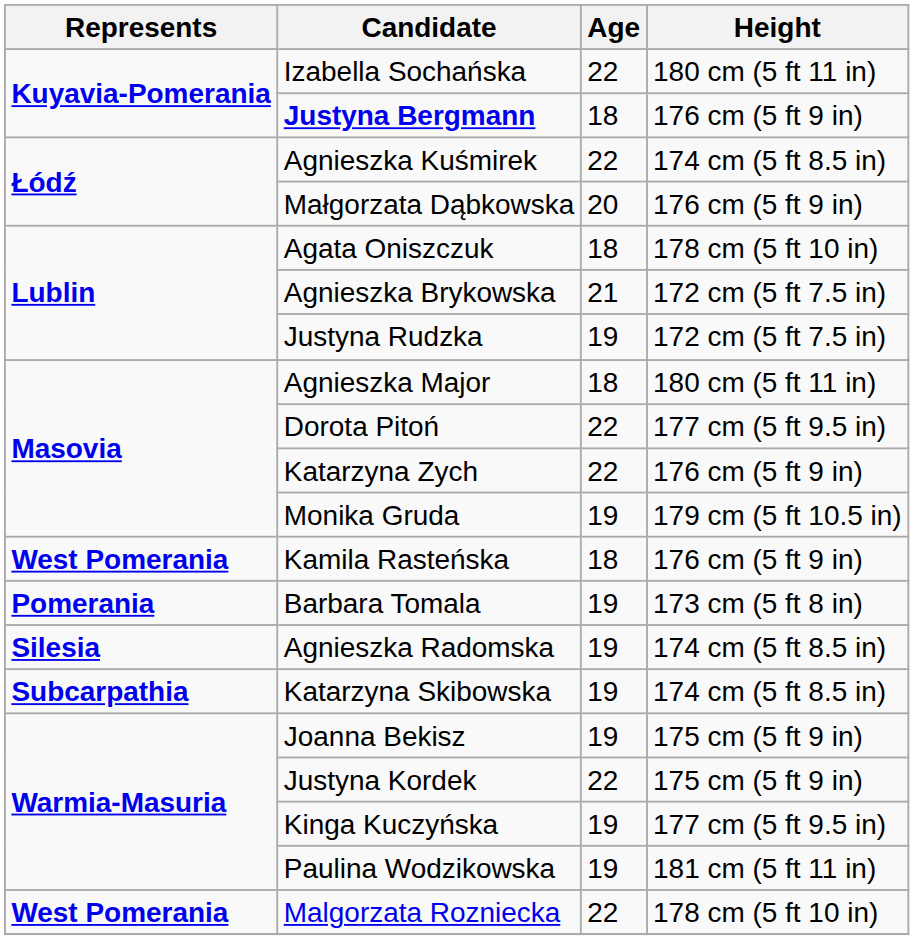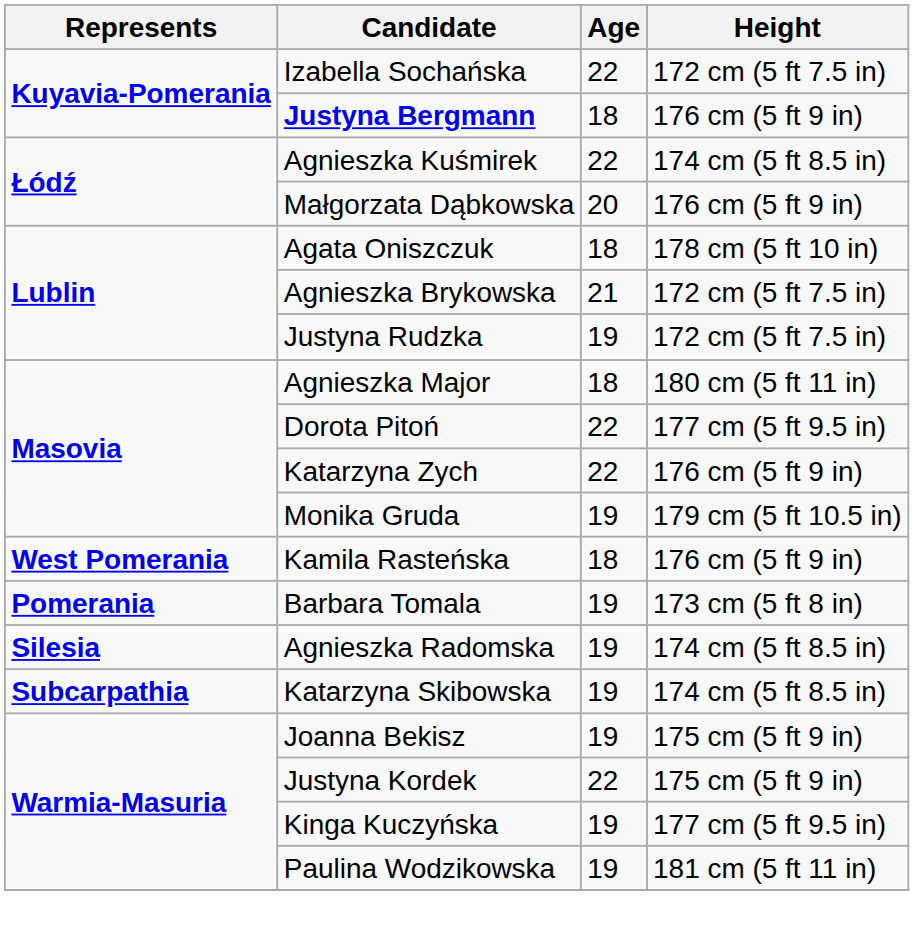(765, 72) 180 cm (5 ft 11 in) -> (770, 72) 172 cm (5 ft 7.5 in)
- row: (422, 913)
